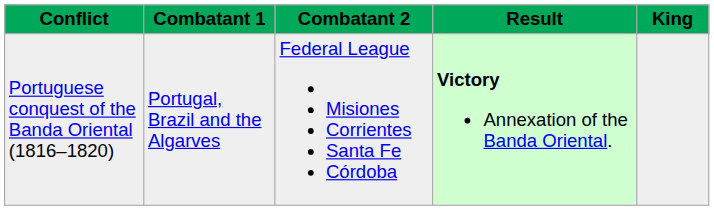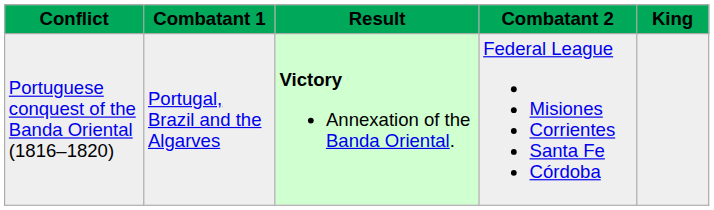columns swapped: (354, 19) <-> (535, 19)
